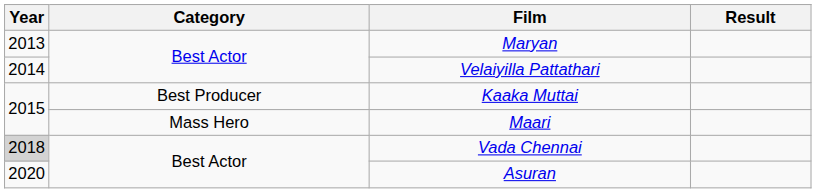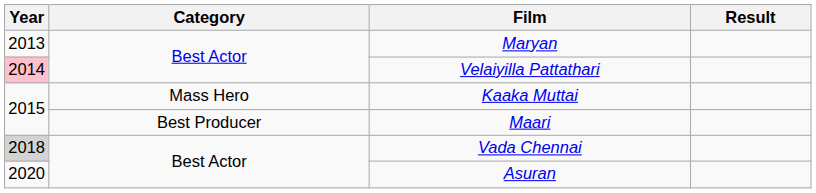(27, 69) no background -> (27, 69) pink background
(209, 95) Best Producer -> (209, 95) Mass Hero
(209, 122) Mass Hero -> (209, 122) Best Producer
